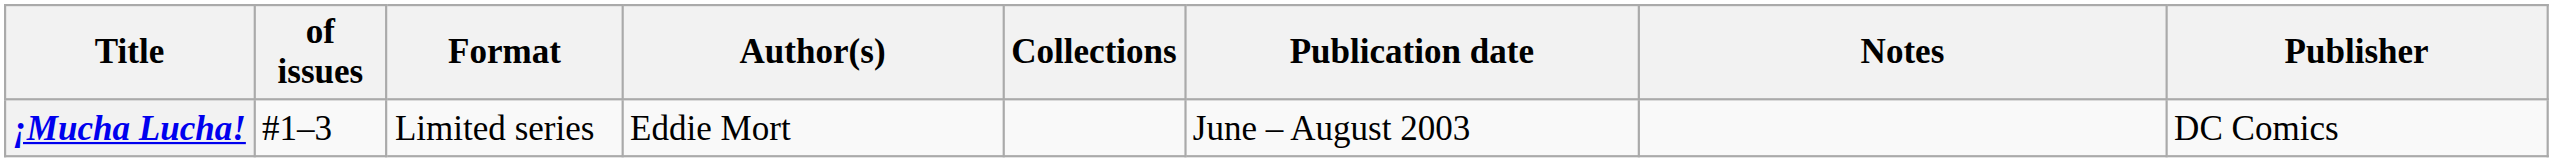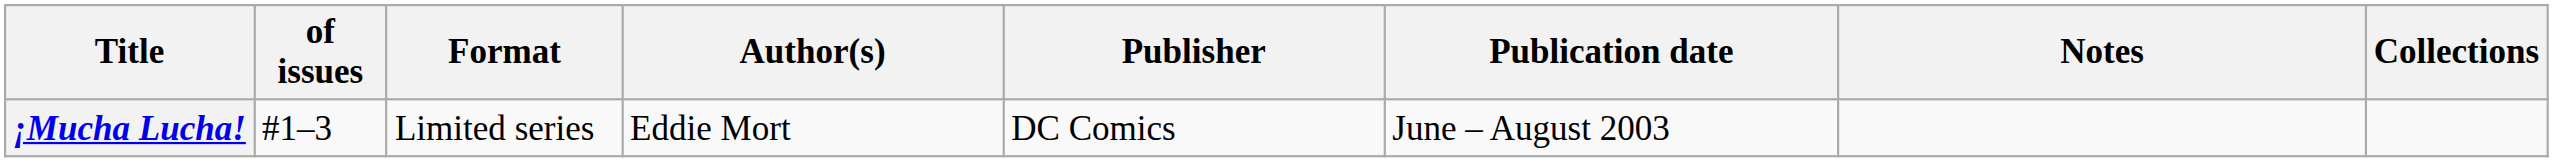columns swapped: (2357, 51) <-> (1094, 51)
